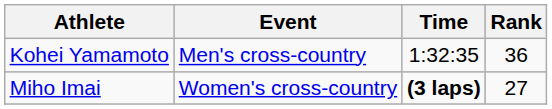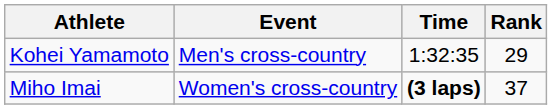(516, 55) 36 -> (516, 55) 29
(516, 88) 27 -> (516, 88) 37
